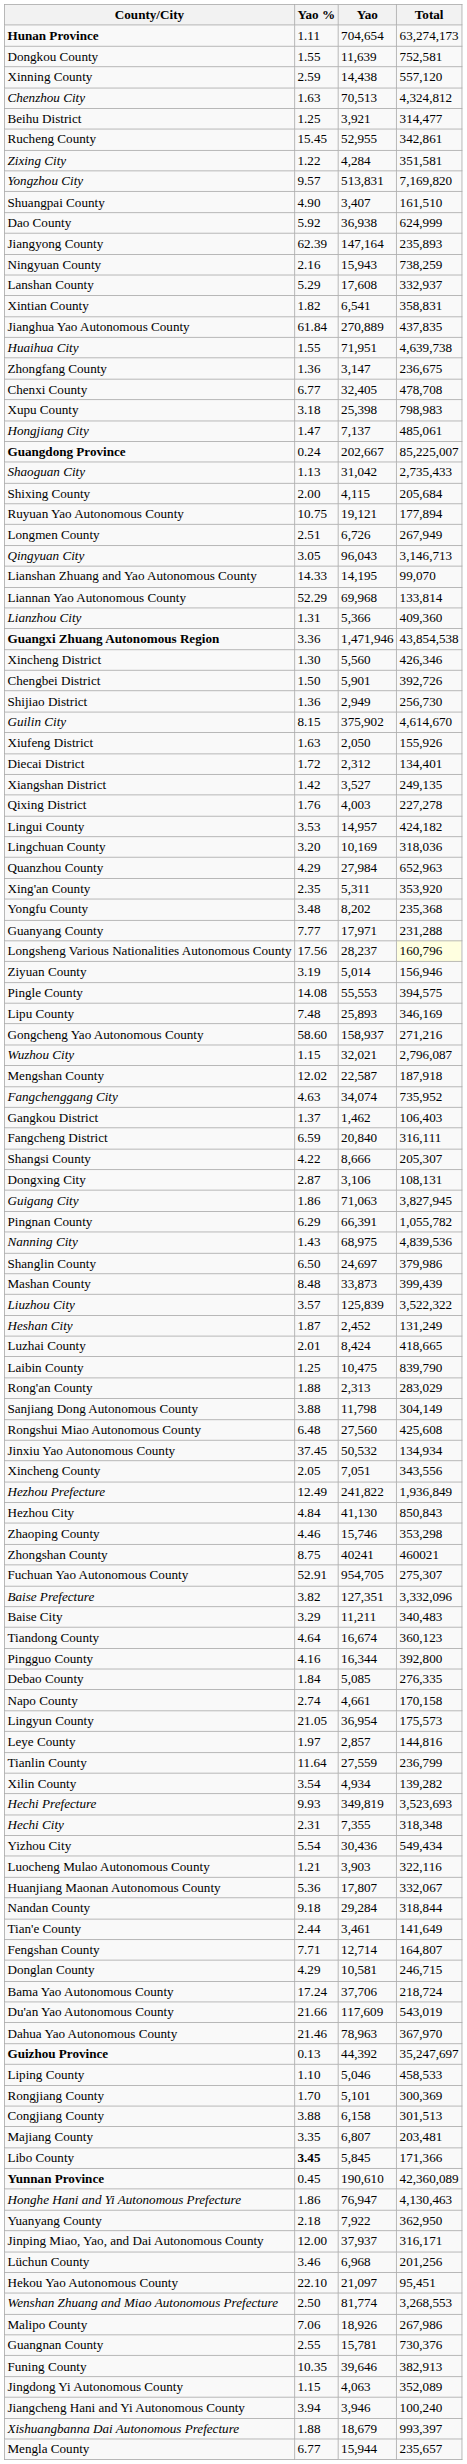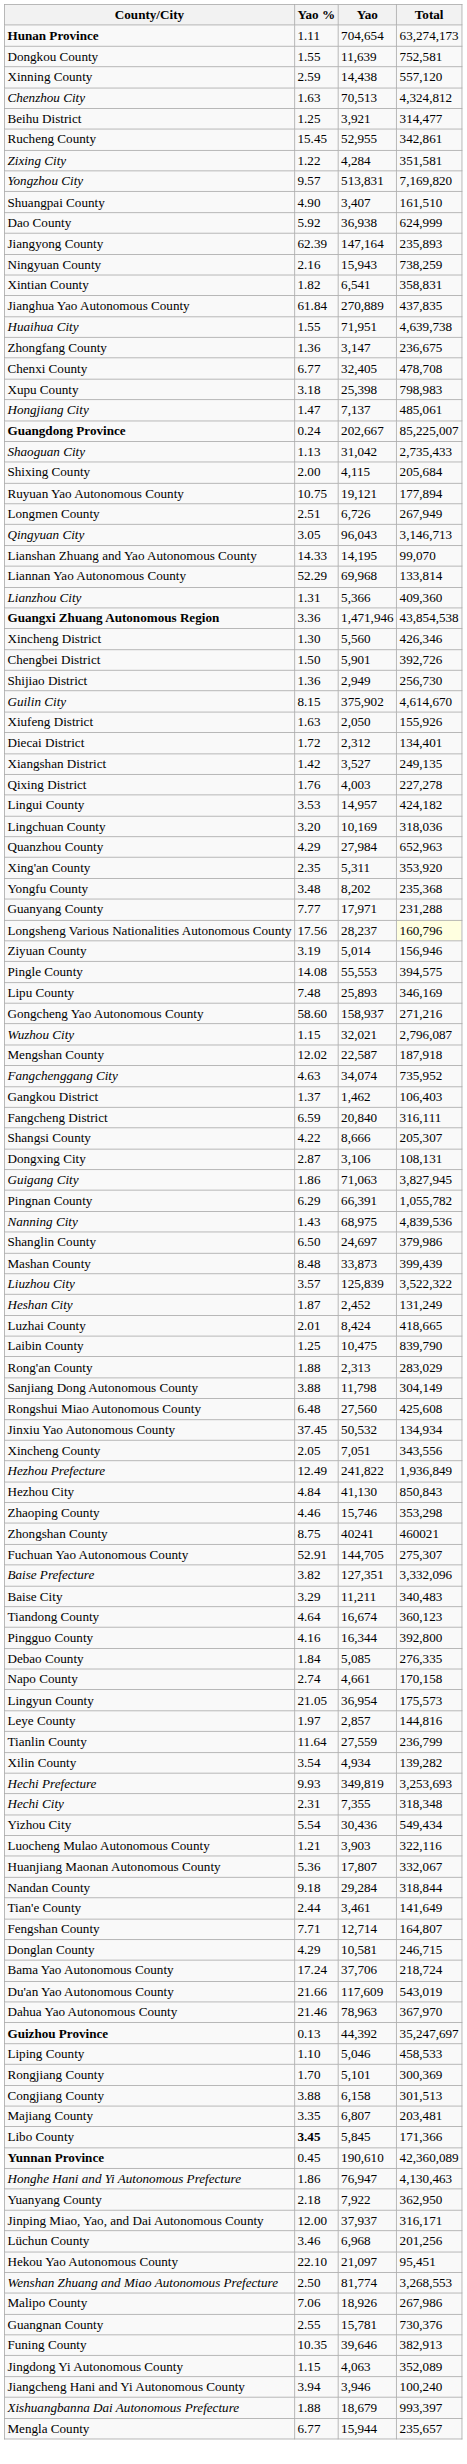- row: (51, 285)
(362, 1575) 954,705 -> (362, 1554) 144,705
(426, 1804) 3,523,693 -> (426, 1783) 3,253,693
